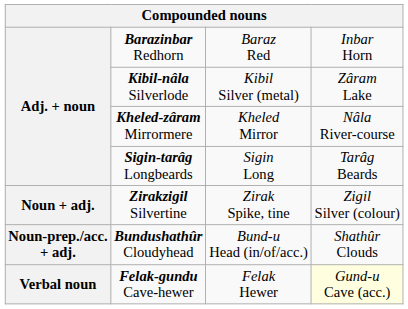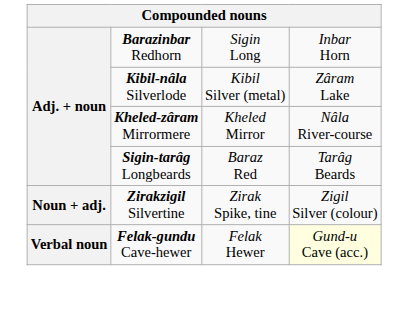(259, 47) Baraz Red -> (245, 47) Sigin Long
(259, 165) Sigin Long -> (245, 165) Baraz Red
- row: (158, 244)
